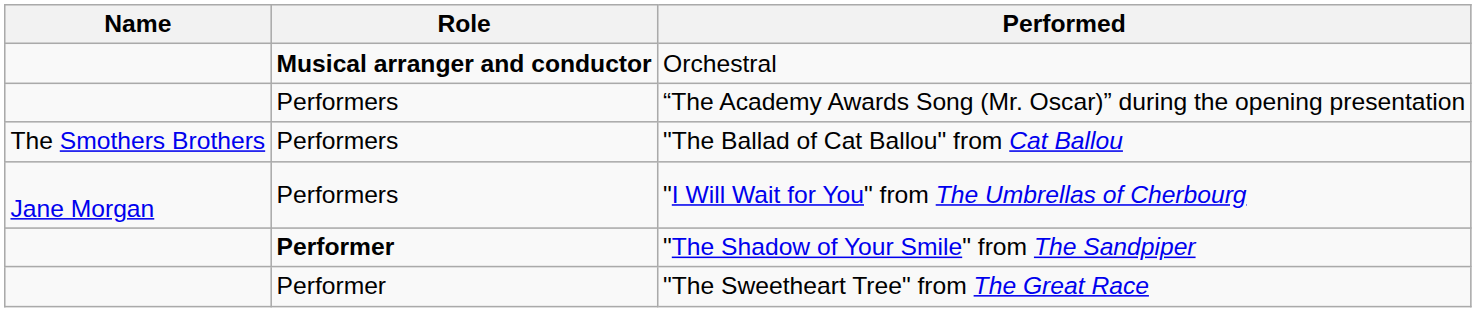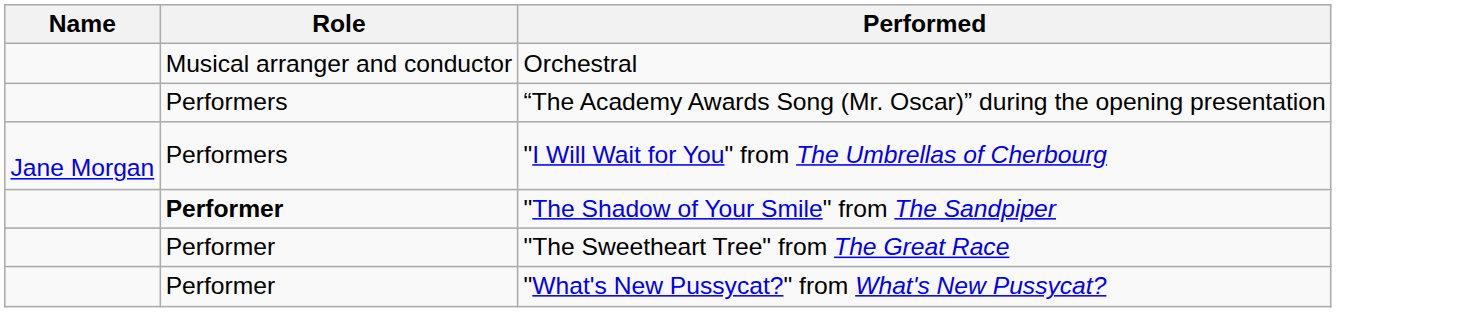(464, 63) bold -> (339, 63) normal
- row: (893, 141)
+ row: (815, 286)
